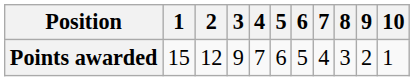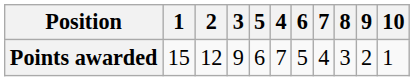columns swapped: (260, 22) <-> (281, 22)
